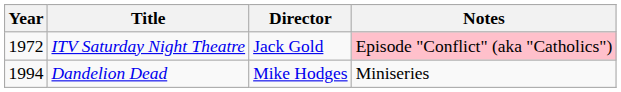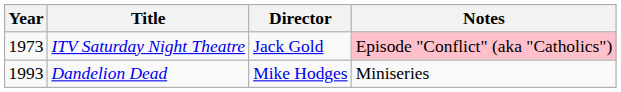(26, 45) 1972 -> (26, 45) 1973
(26, 73) 1994 -> (26, 73) 1993
